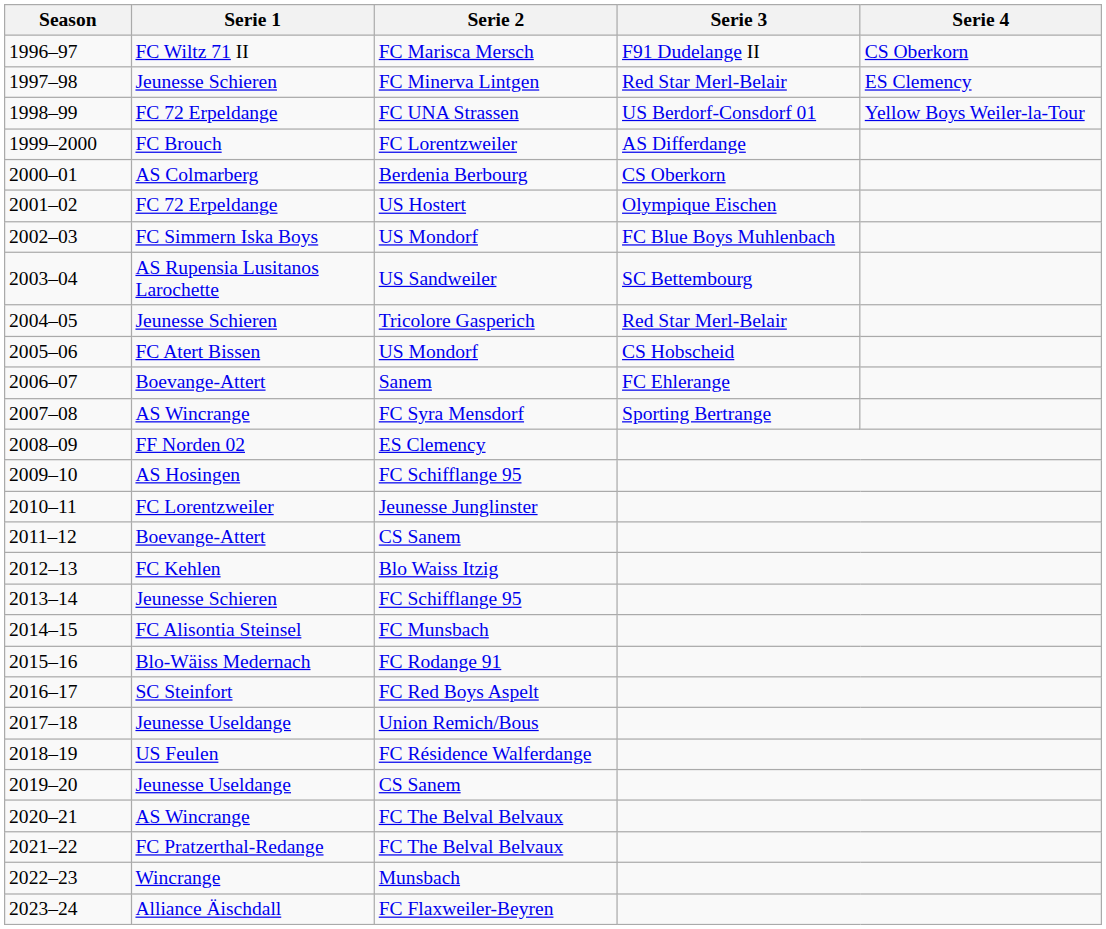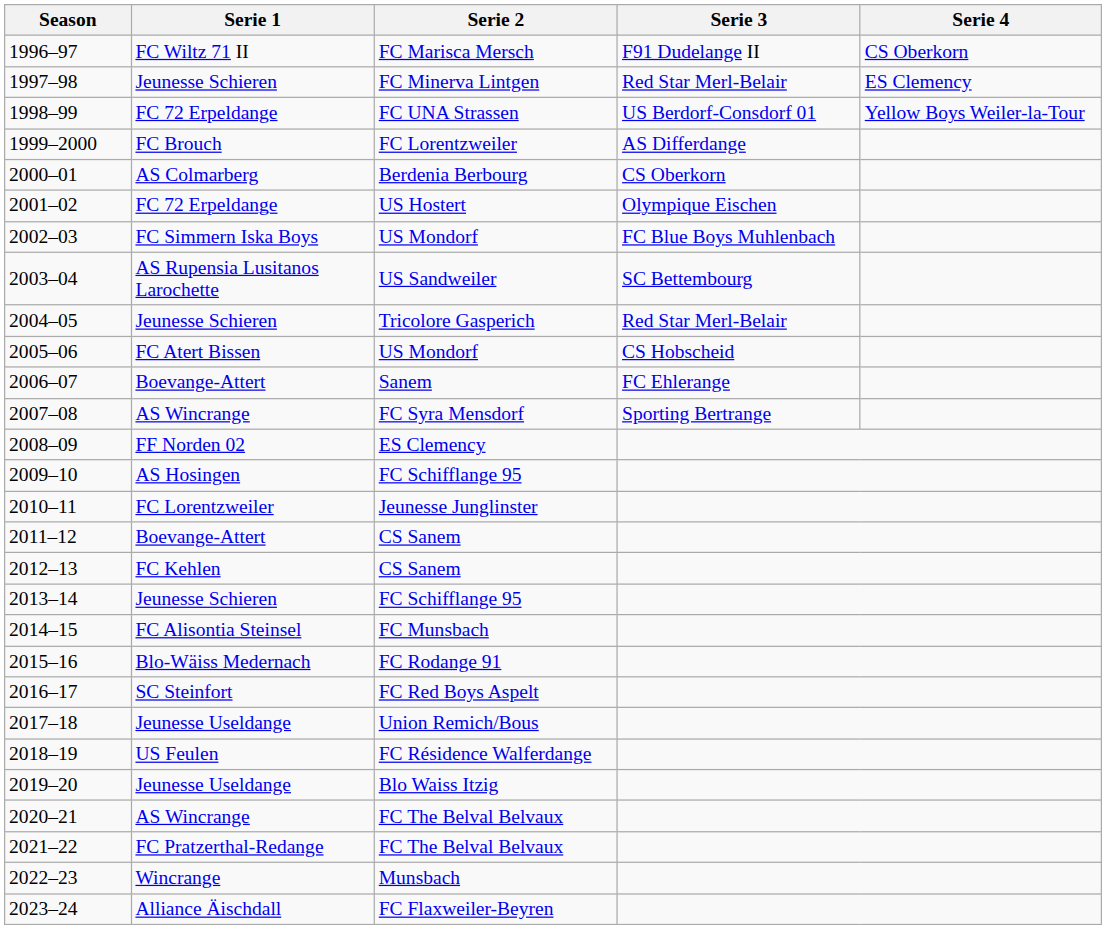(439, 568) Blo Waiss Itzig -> (420, 568) CS Sanem
(420, 784) CS Sanem -> (439, 784) Blo Waiss Itzig
